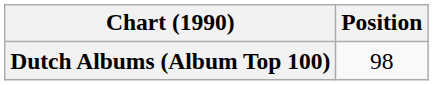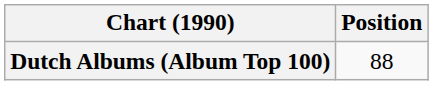(382, 60) 98 -> (382, 60) 88
